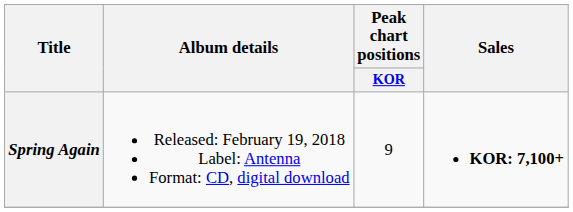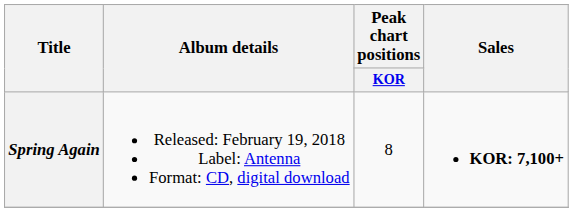(389, 149) 9 -> (389, 149) 8
